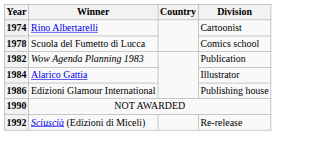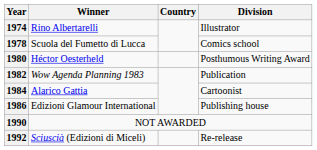(221, 28) Cartoonist -> (220, 28) Illustrator
+ row: (17, 59)
(220, 75) Illustrator -> (221, 91) Cartoonist
